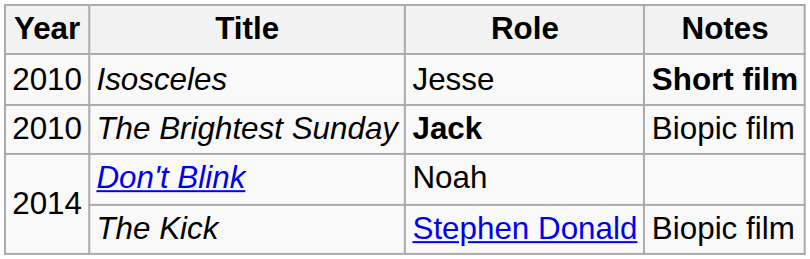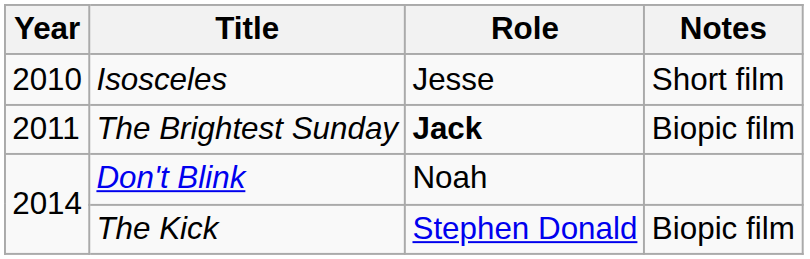(725, 79) bold -> (718, 79) normal
(47, 128) 2010 -> (46, 128) 2011
